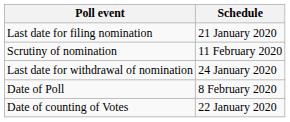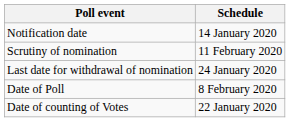+ row: (47, 32)
- row: (80, 32)
